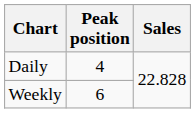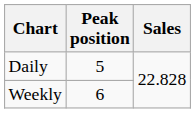(100, 66) 4 -> (100, 66) 5
